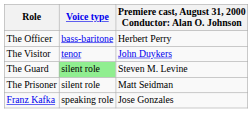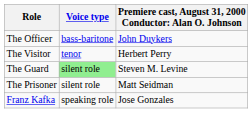(145, 38) Herbert Perry -> (145, 38) John Duykers
(145, 54) John Duykers -> (145, 54) Herbert Perry
